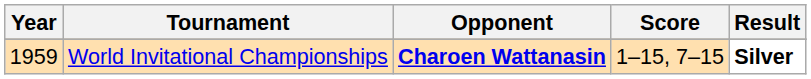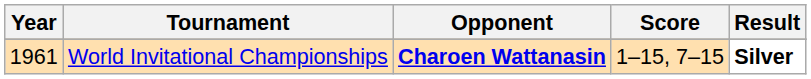(34, 56) 1959 -> (34, 56) 1961
